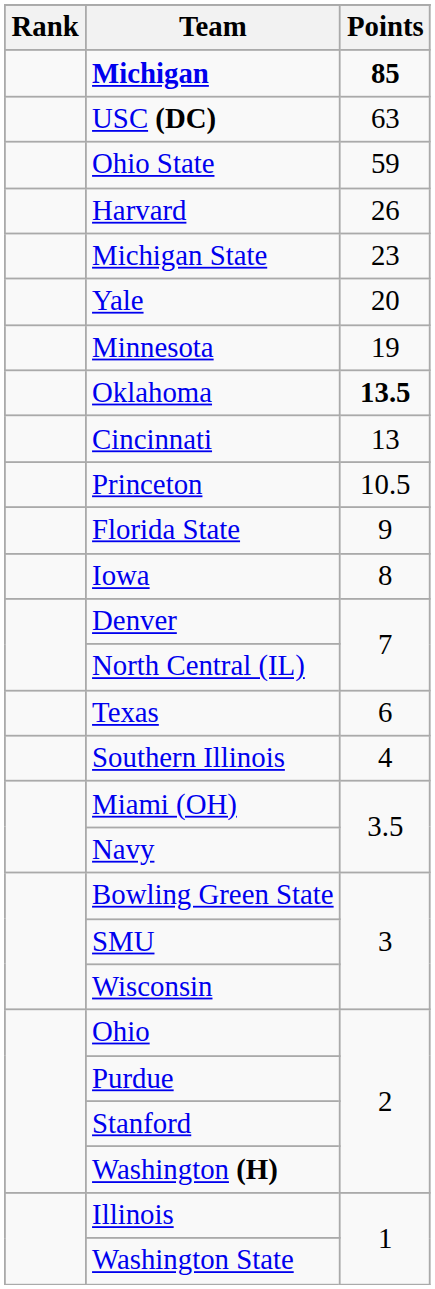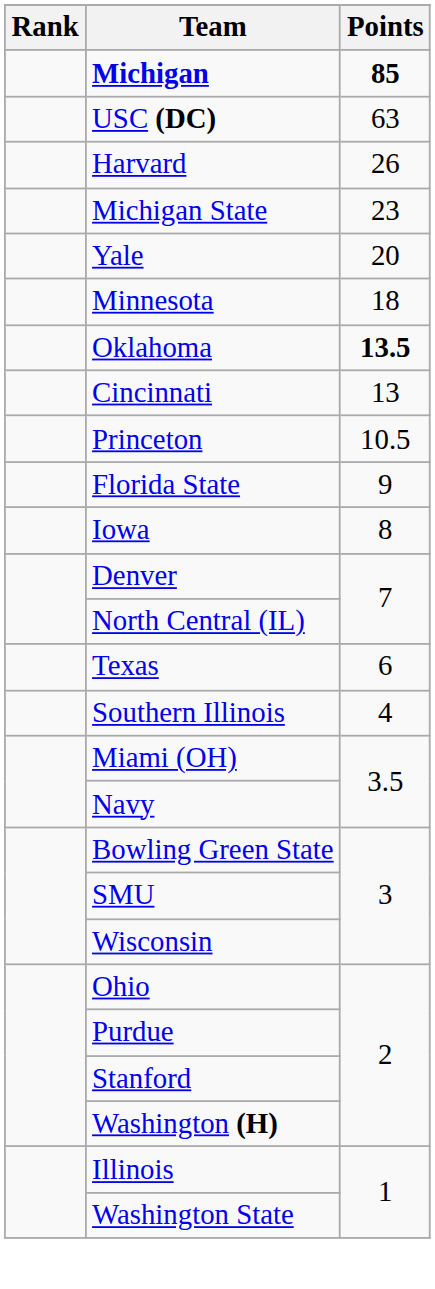- row: (153, 164)
(385, 347) 19 -> (385, 301) 18
